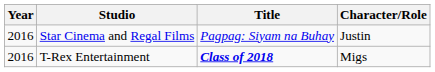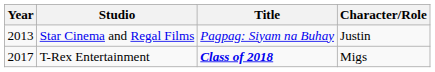(21, 35) 2016 -> (21, 35) 2013
(21, 56) 2016 -> (21, 56) 2017
